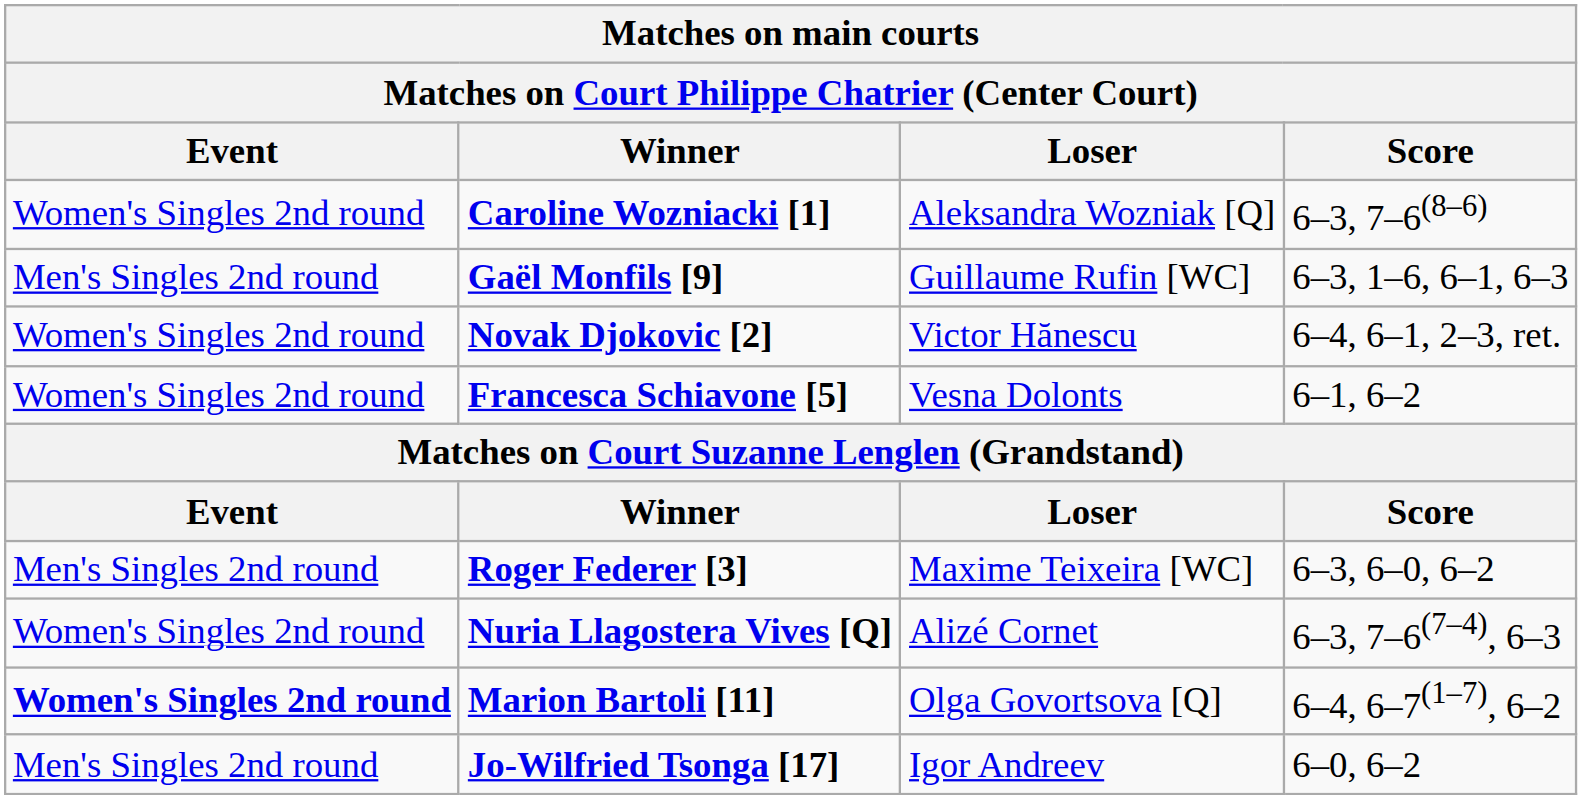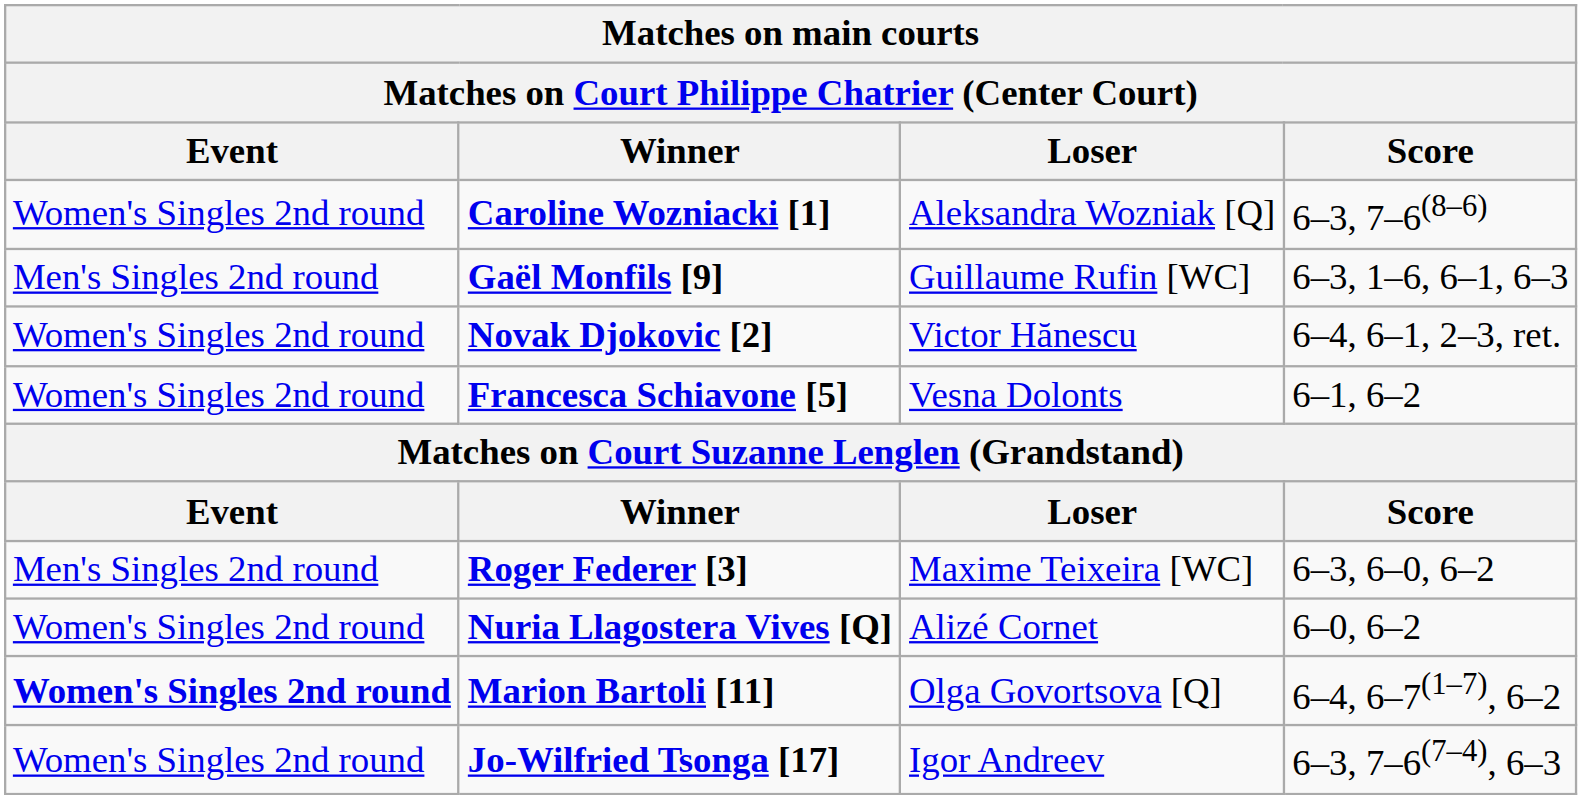(1427, 632) 6–3, 7–6(7–4), 6–3 -> (1357, 627) 6–0, 6–2
(196, 763) Men's Singles 2nd round -> (219, 758) Women's Singles 2nd round
(1357, 763) 6–0, 6–2 -> (1427, 758) 6–3, 7–6(7–4), 6–3
